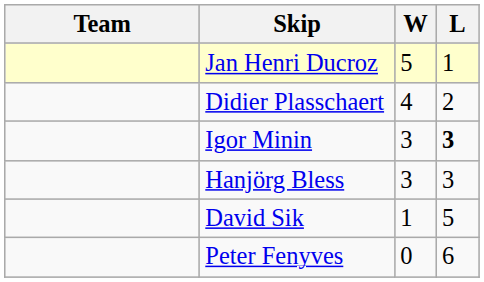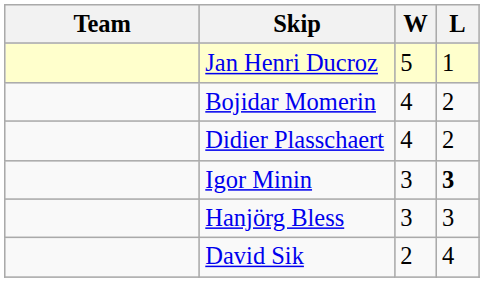+ row: (291, 101)
(406, 218) 1 -> (406, 256) 2
(448, 218) 5 -> (448, 256) 4
- row: (274, 256)
